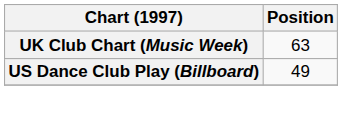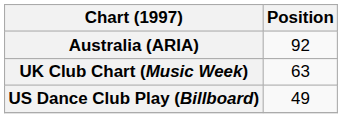+ row: (134, 44)
